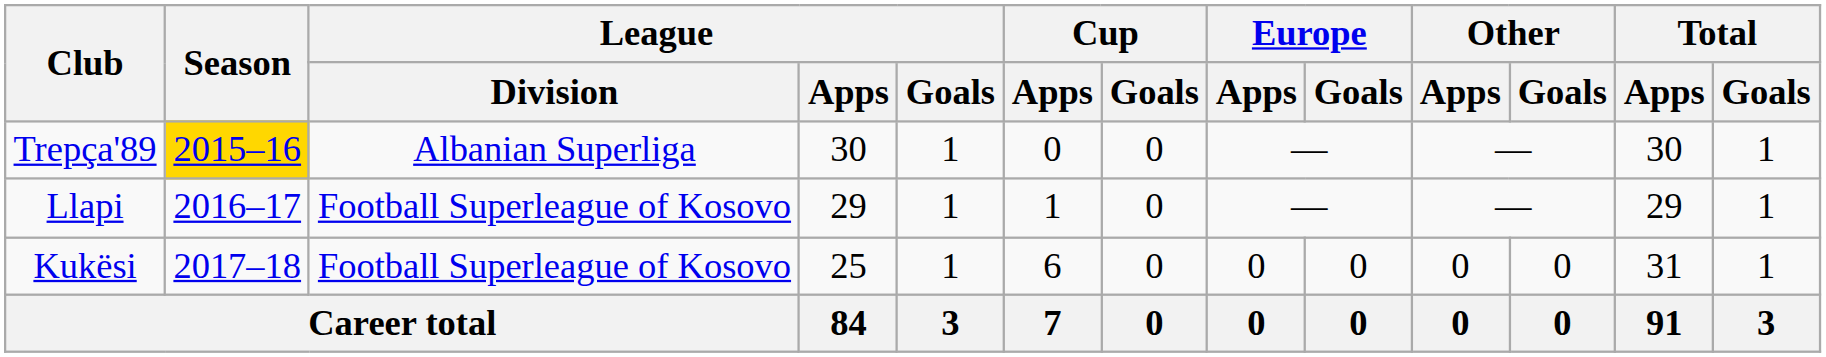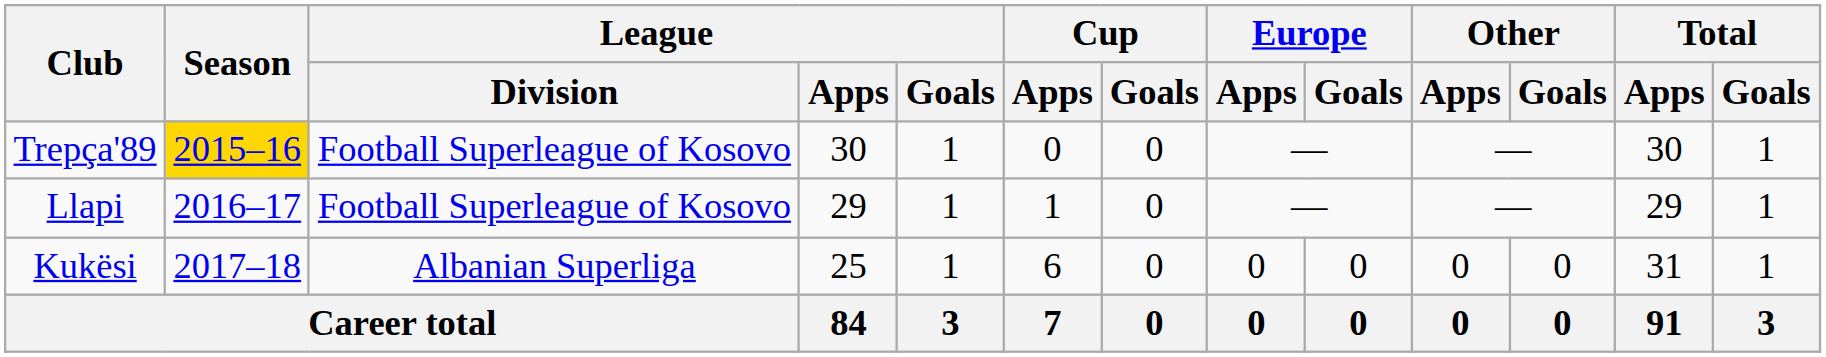(554, 149) Albanian Superliga -> (554, 149) Football Superleague of Kosovo
(554, 264) Football Superleague of Kosovo -> (554, 264) Albanian Superliga
